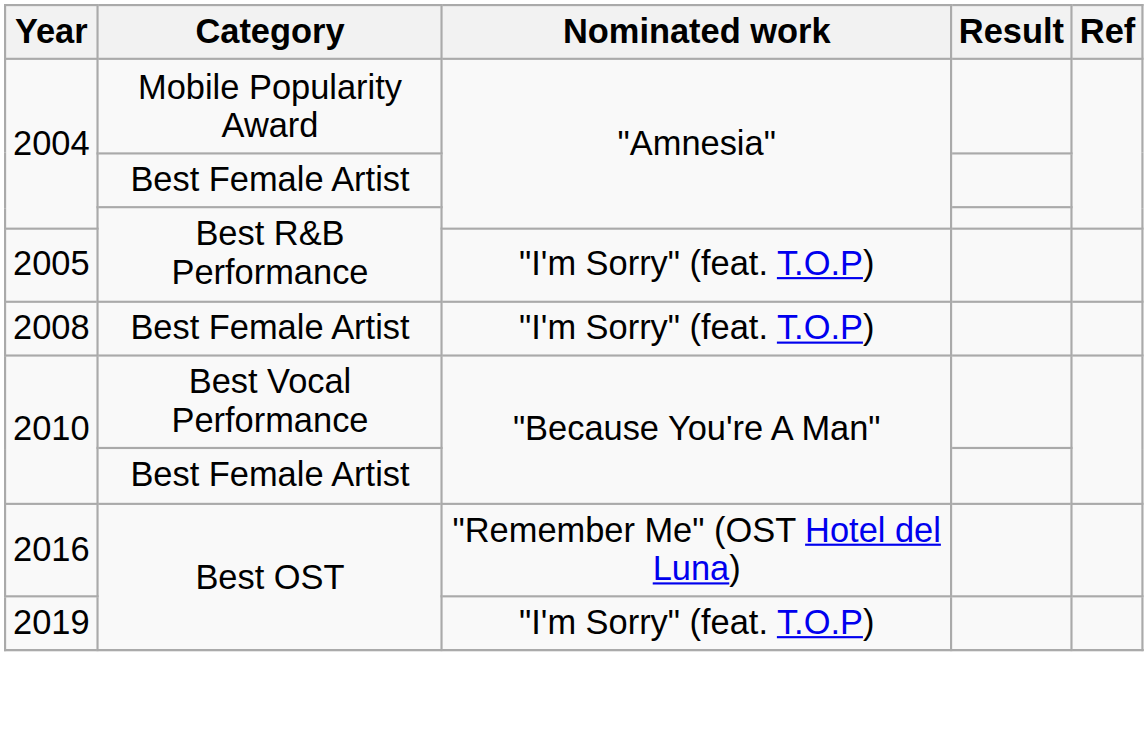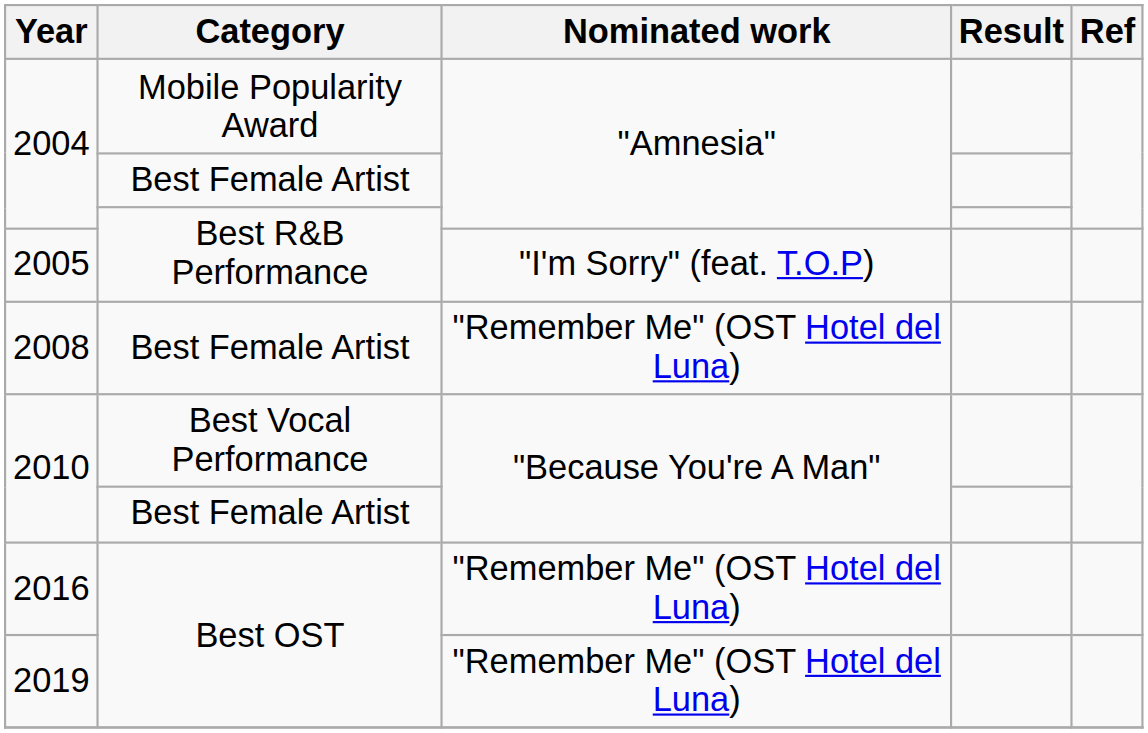(697, 327) "I'm Sorry" (feat. T.O.P) -> (697, 346) "Remember Me" (OST Hotel del Luna)
(697, 623) "I'm Sorry" (feat. T.O.P) -> (697, 681) "Remember Me" (OST Hotel del Luna)
